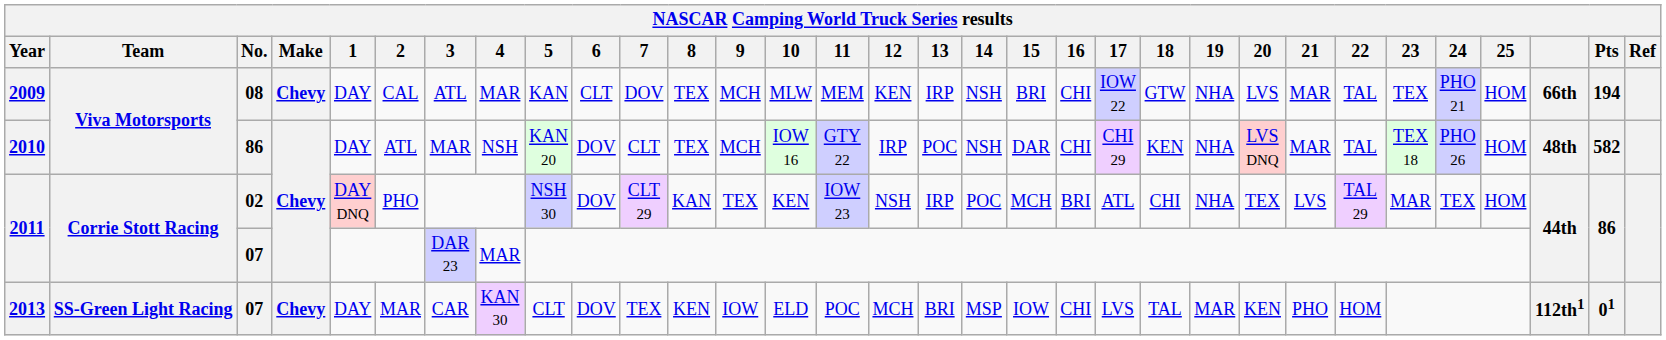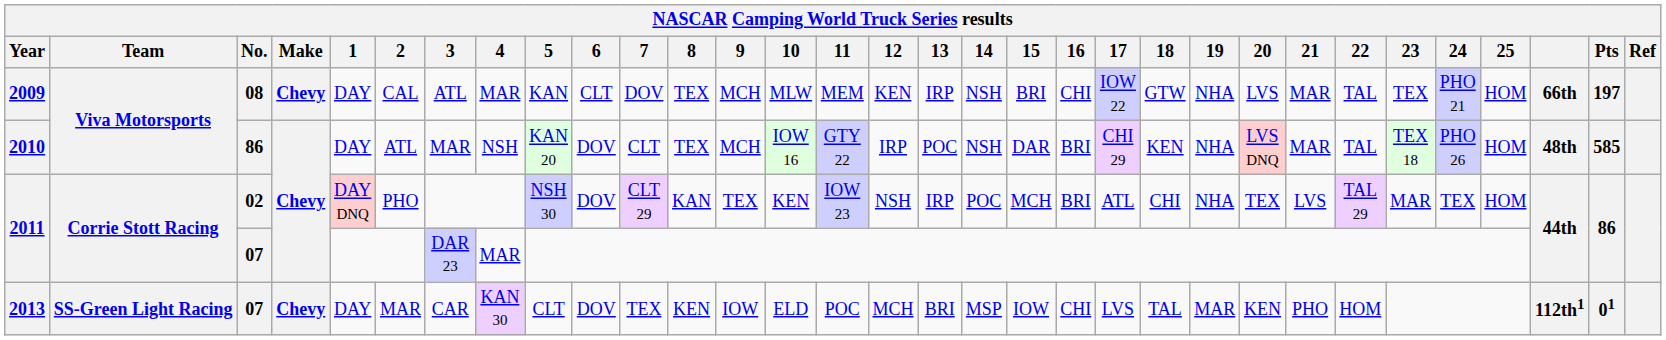(1607, 93) 194 -> (1607, 93) 197
(1076, 147) CHI -> (1076, 147) BRI
(1607, 147) 582 -> (1607, 147) 585
